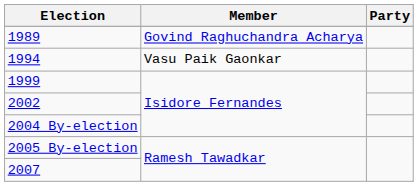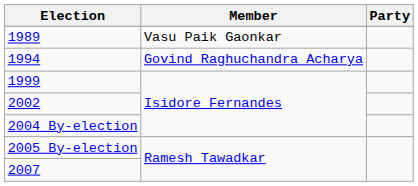(254, 38) Govind Raghuchandra Acharya -> (213, 38) Vasu Paik Gaonkar
(213, 60) Vasu Paik Gaonkar -> (254, 60) Govind Raghuchandra Acharya
